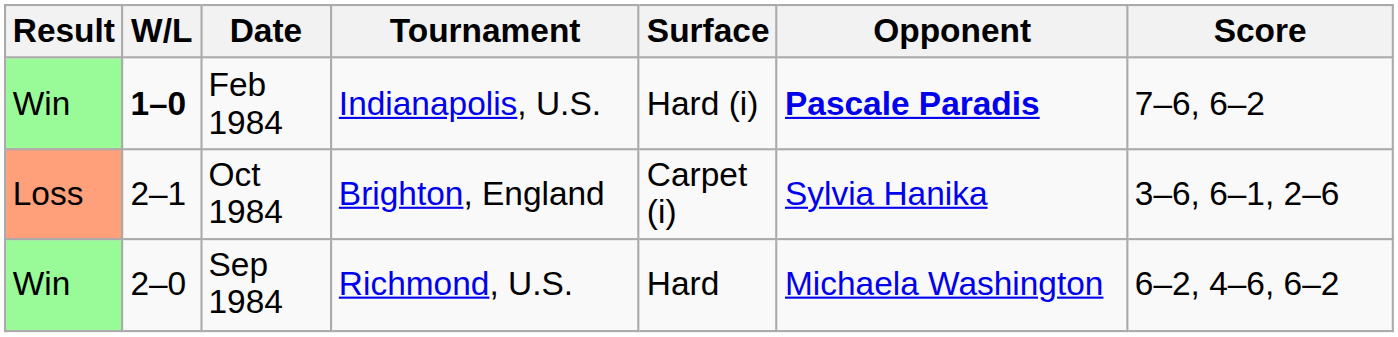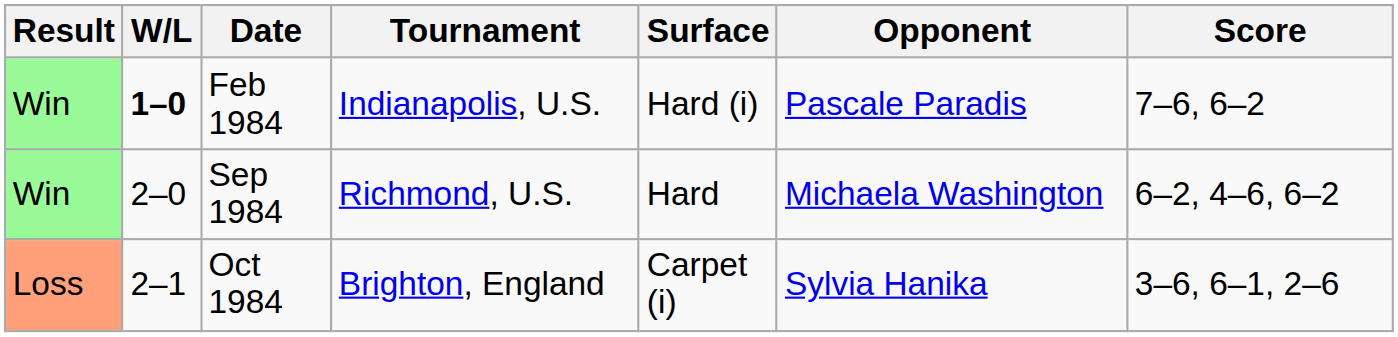(912, 102) bold -> (906, 102) normal
rows swapped: (246, 284) <-> (246, 193)
